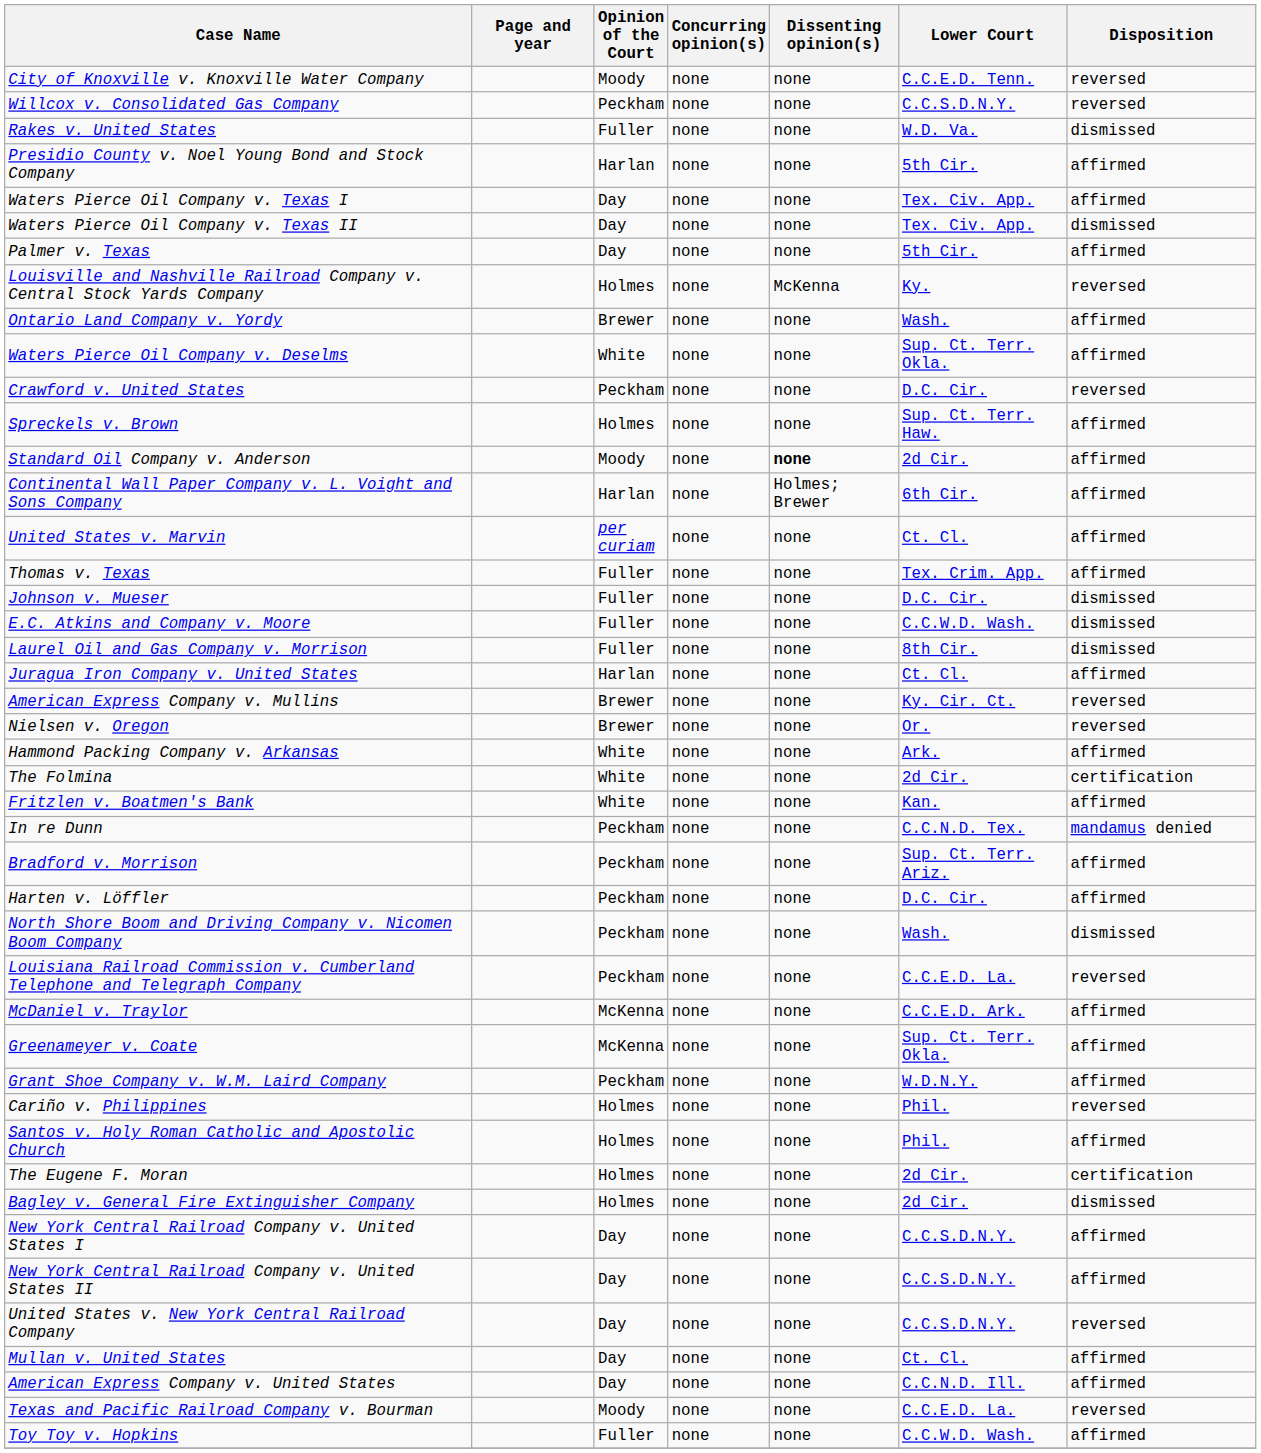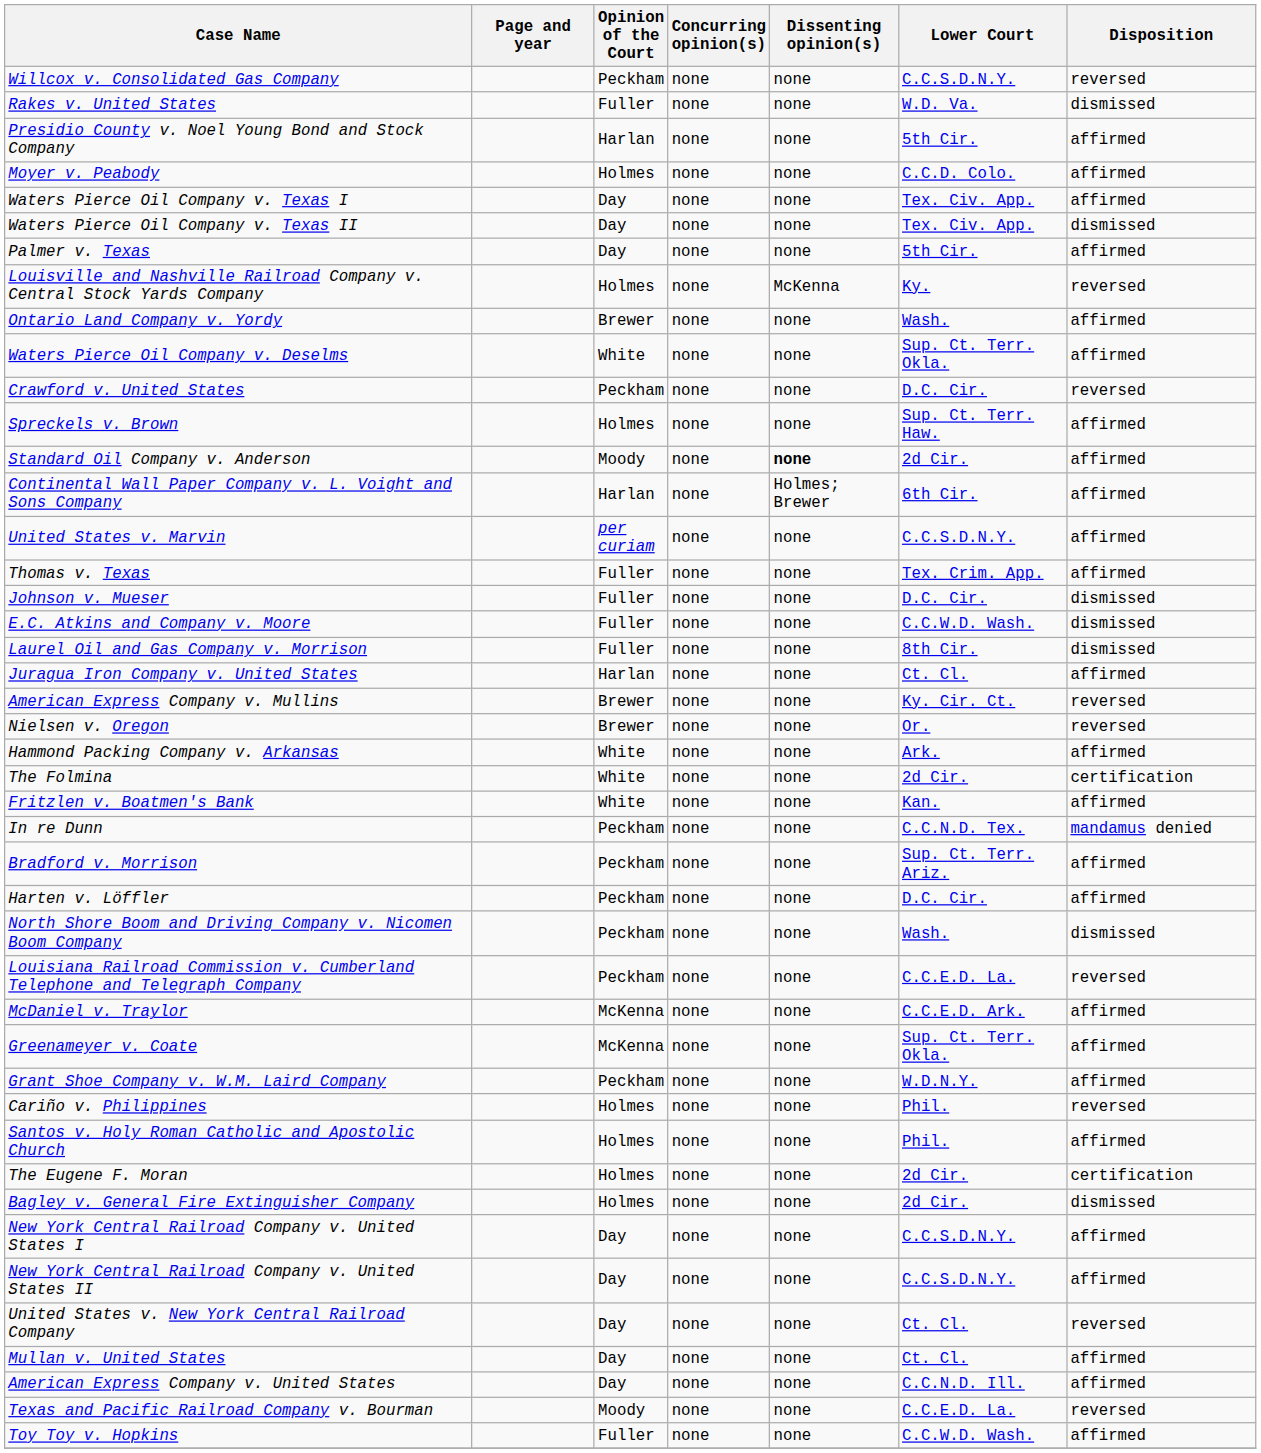- row: (216, 79)
+ row: (84, 174)
(935, 538) Ct. Cl. -> (959, 538) C.C.S.D.N.Y.
(959, 1324) C.C.S.D.N.Y. -> (935, 1324) Ct. Cl.
